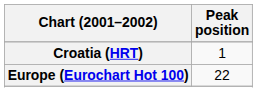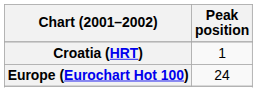(222, 75) 22 -> (222, 75) 24
